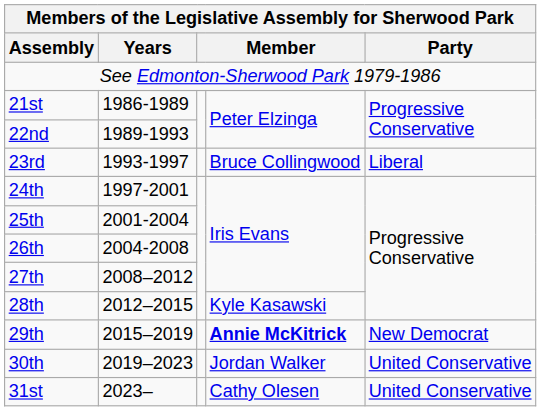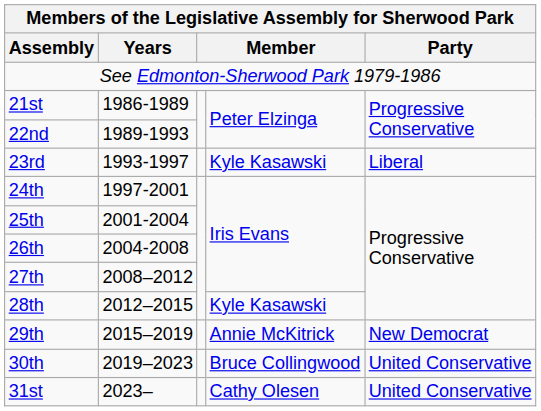(285, 162) Bruce Collingwood -> (268, 162) Kyle Kasawski
(278, 334) bold -> (272, 334) normal
(268, 363) Jordan Walker -> (285, 363) Bruce Collingwood
